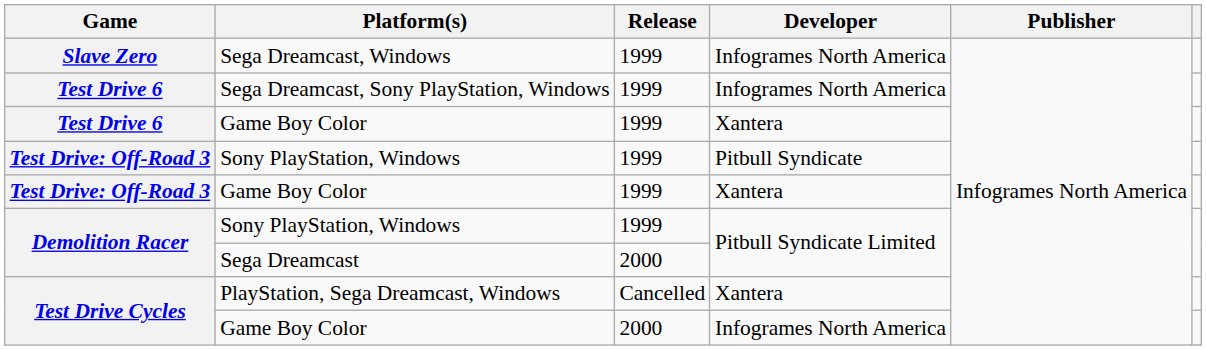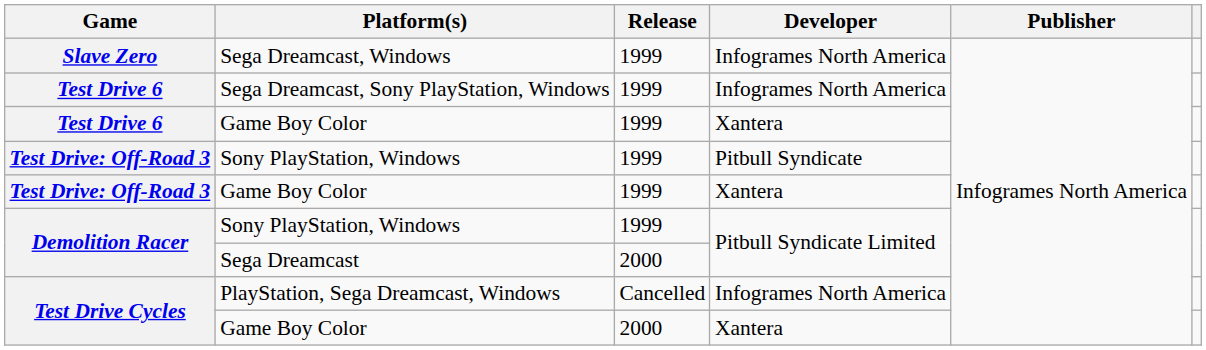(749, 293) Xantera -> (831, 293) Infogrames North America
(831, 327) Infogrames North America -> (749, 327) Xantera
